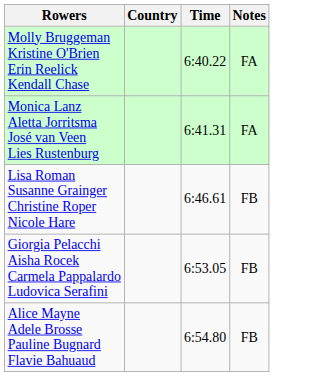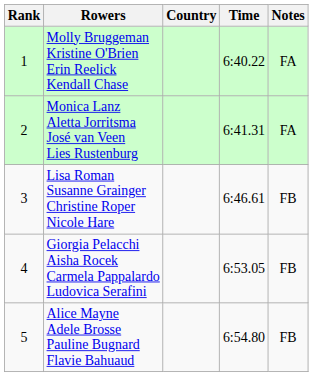+ column: (24, 15)
